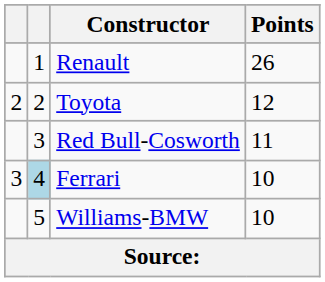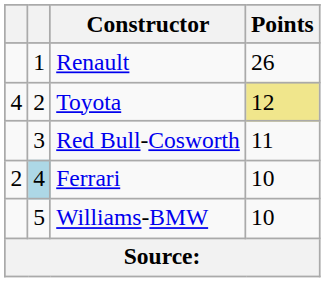(16, 101) 2 -> (16, 101) 4
(263, 101) no background -> (263, 101) khaki background
(16, 178) 3 -> (16, 178) 2
